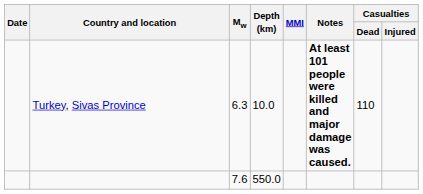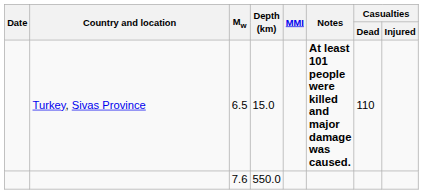(240, 105) 6.3 -> (240, 105) 6.5
(263, 105) 10.0 -> (263, 105) 15.0
